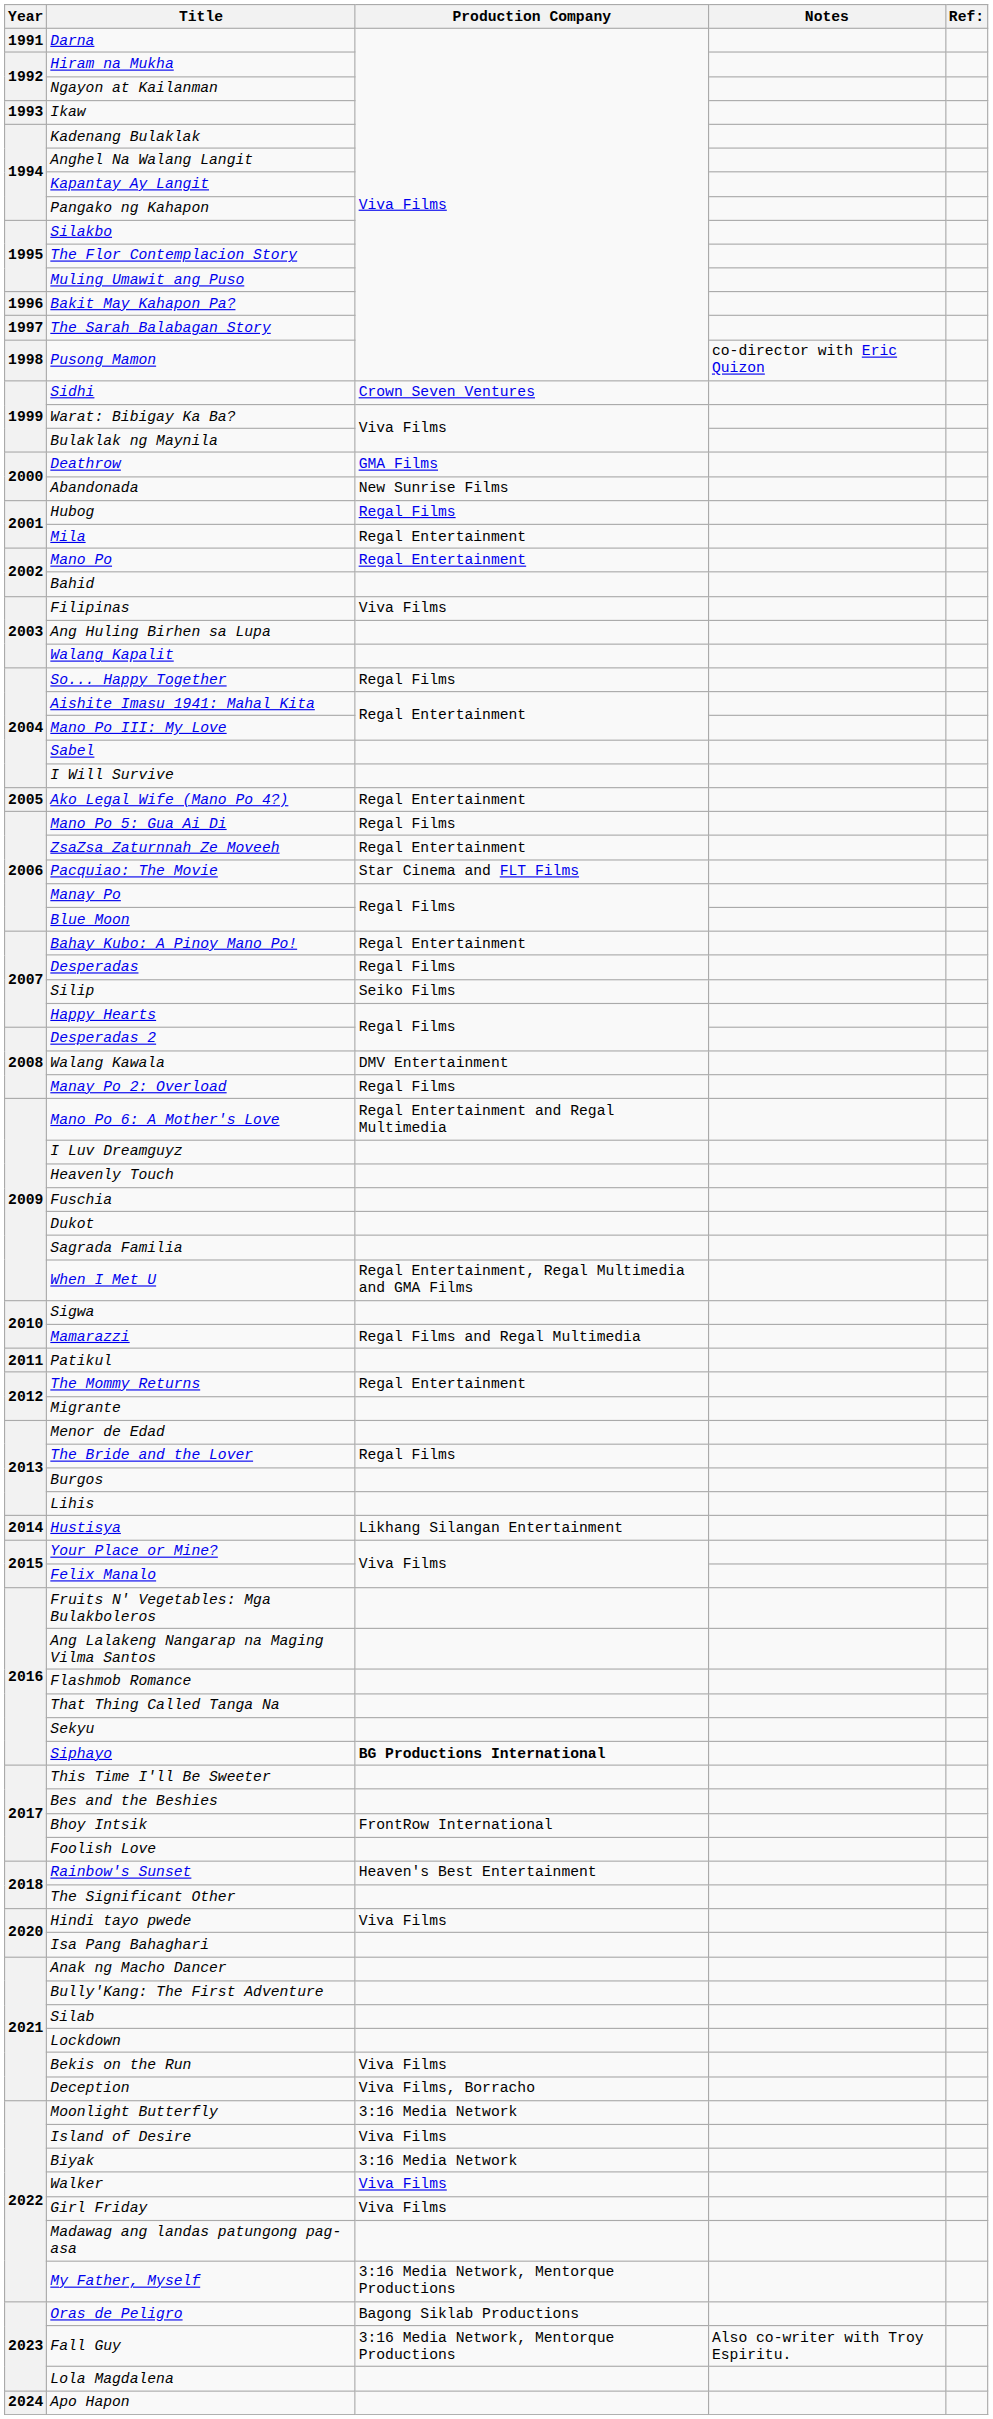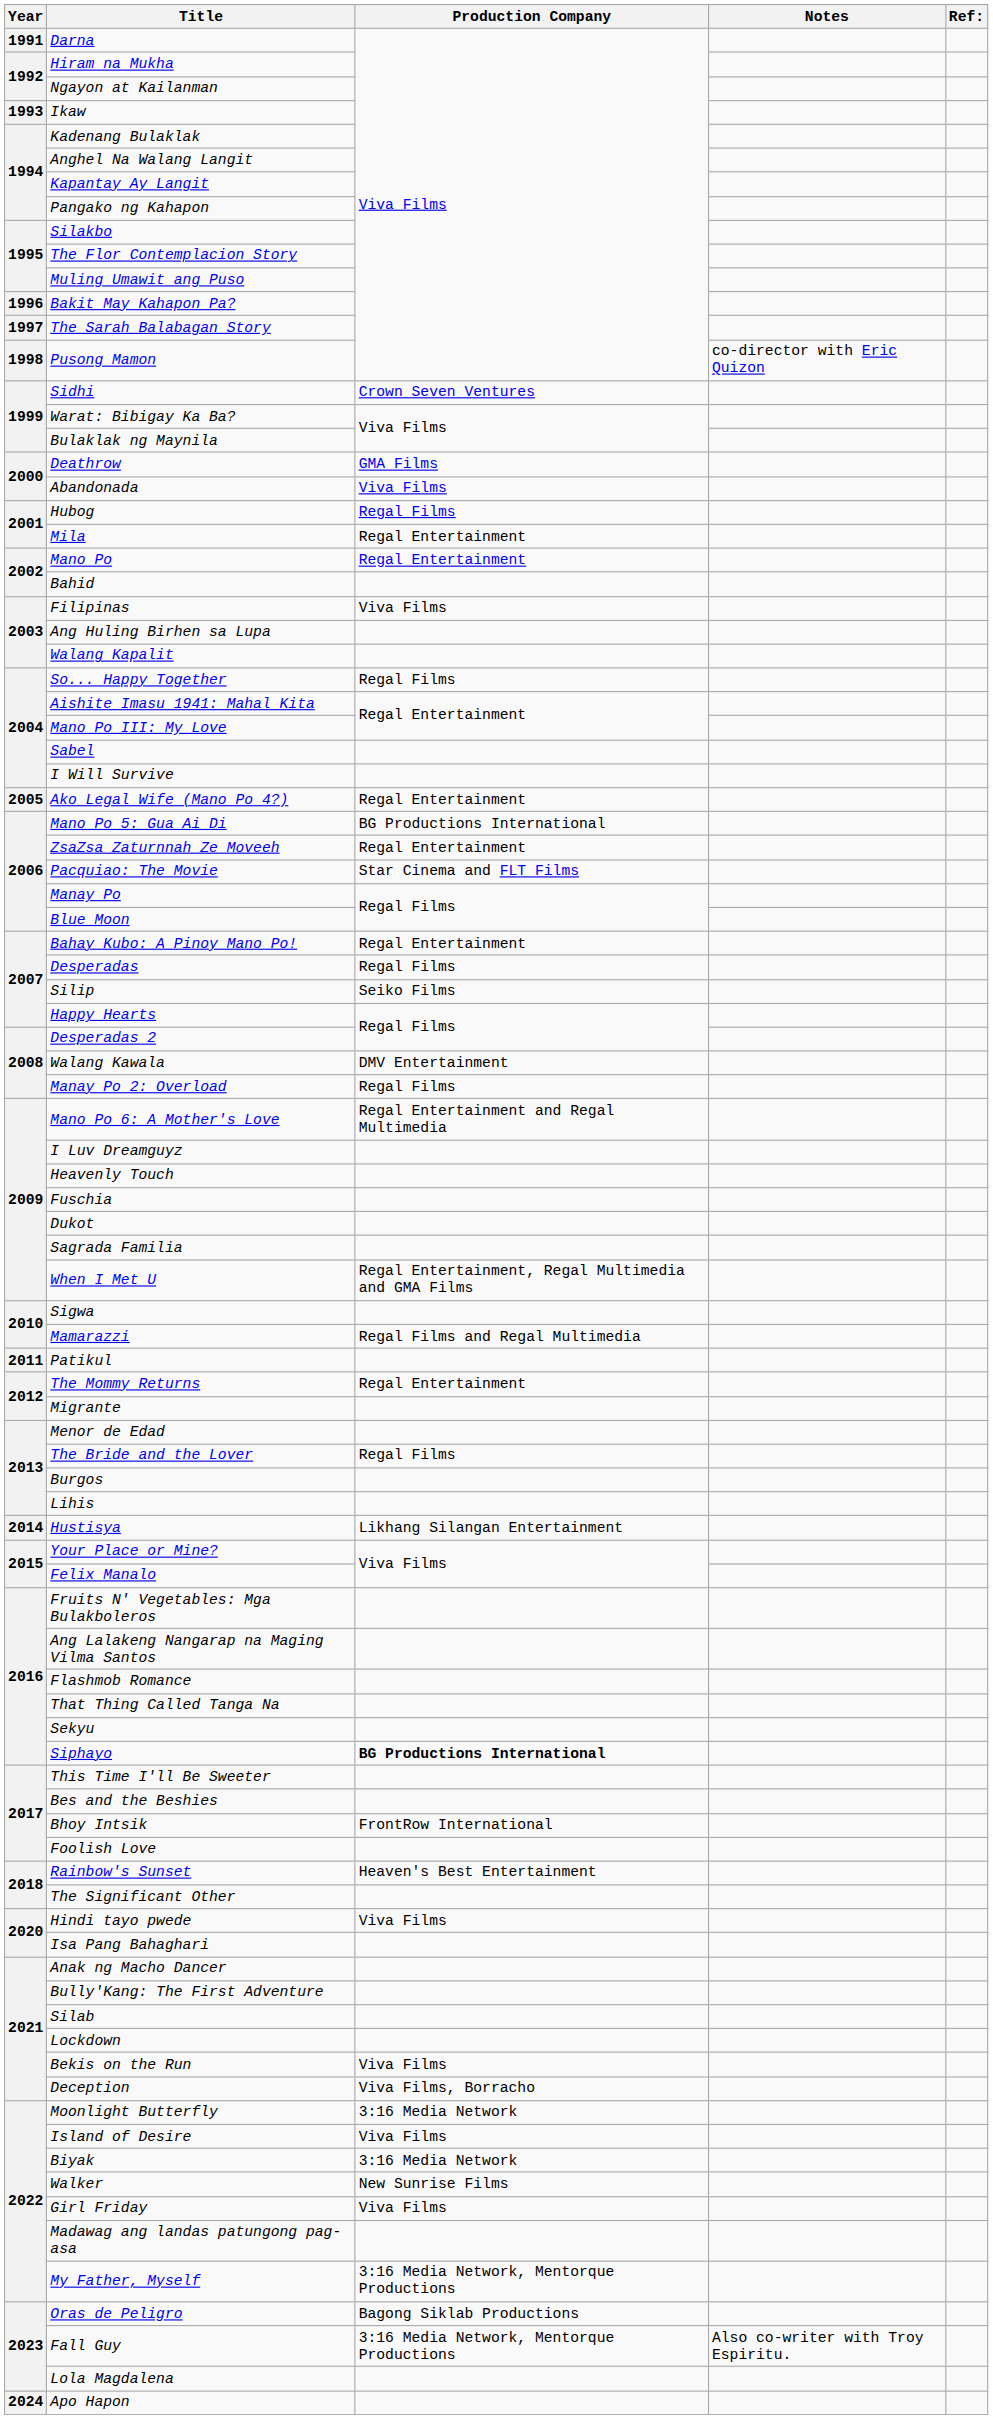(434, 488) New Sunrise Films -> (403, 488) Viva Films
(407, 824) Regal Films -> (482, 824) BG Productions International
(403, 2184) Viva Films -> (434, 2184) New Sunrise Films
